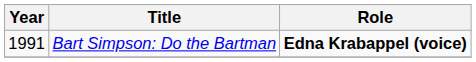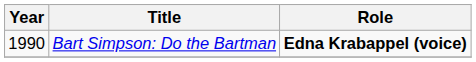(27, 43) 1991 -> (27, 43) 1990
